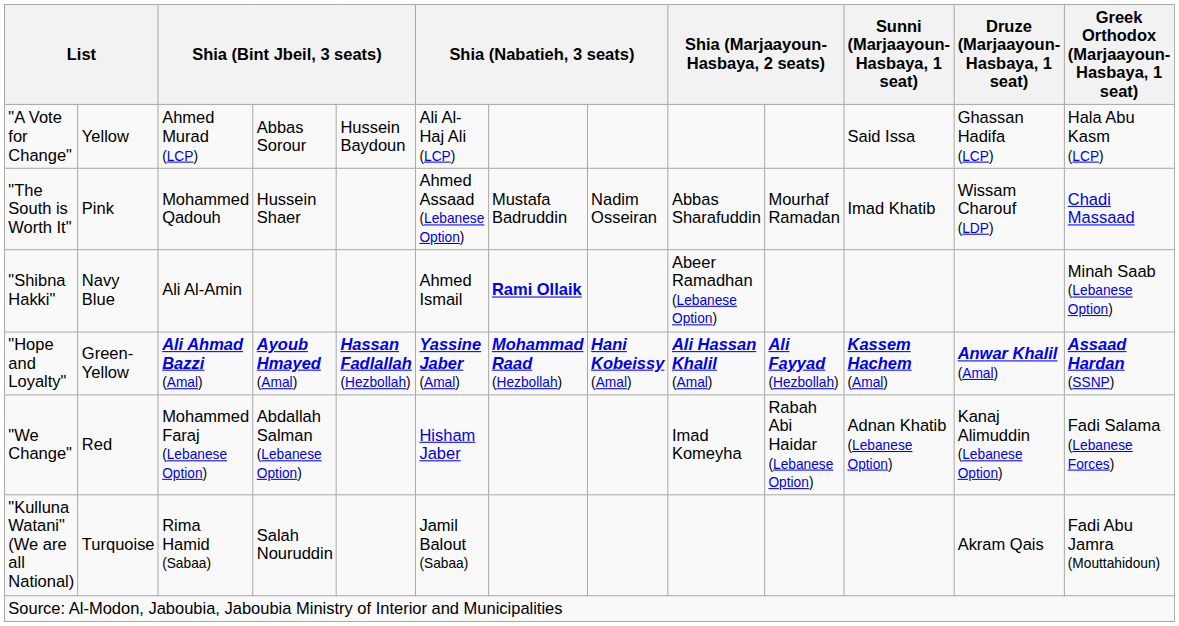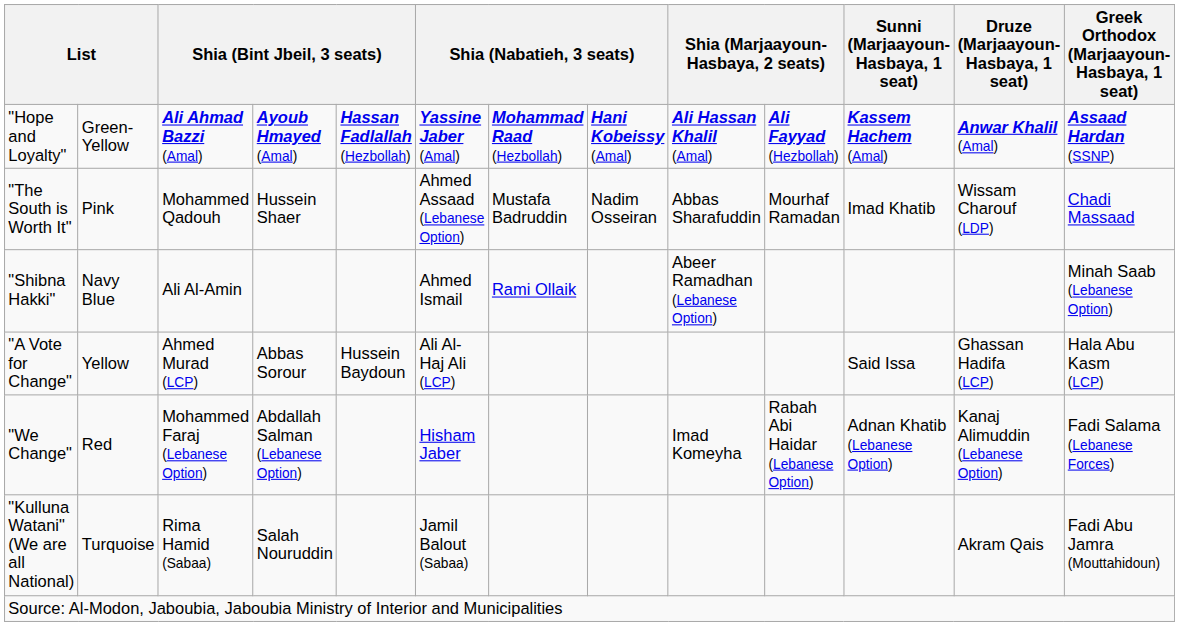rows swapped: (37, 363) <-> (40, 136)
(537, 290) bold -> (534, 290) normal
